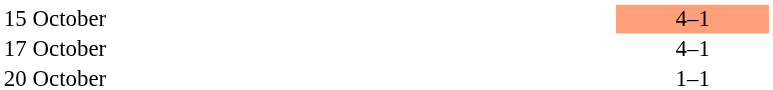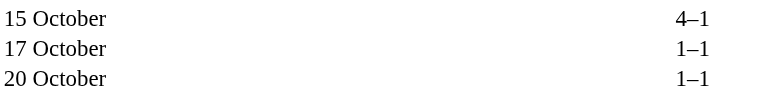(693, 18) lightsalmon background -> (693, 18) no background
(693, 48) 4–1 -> (693, 48) 1–1
